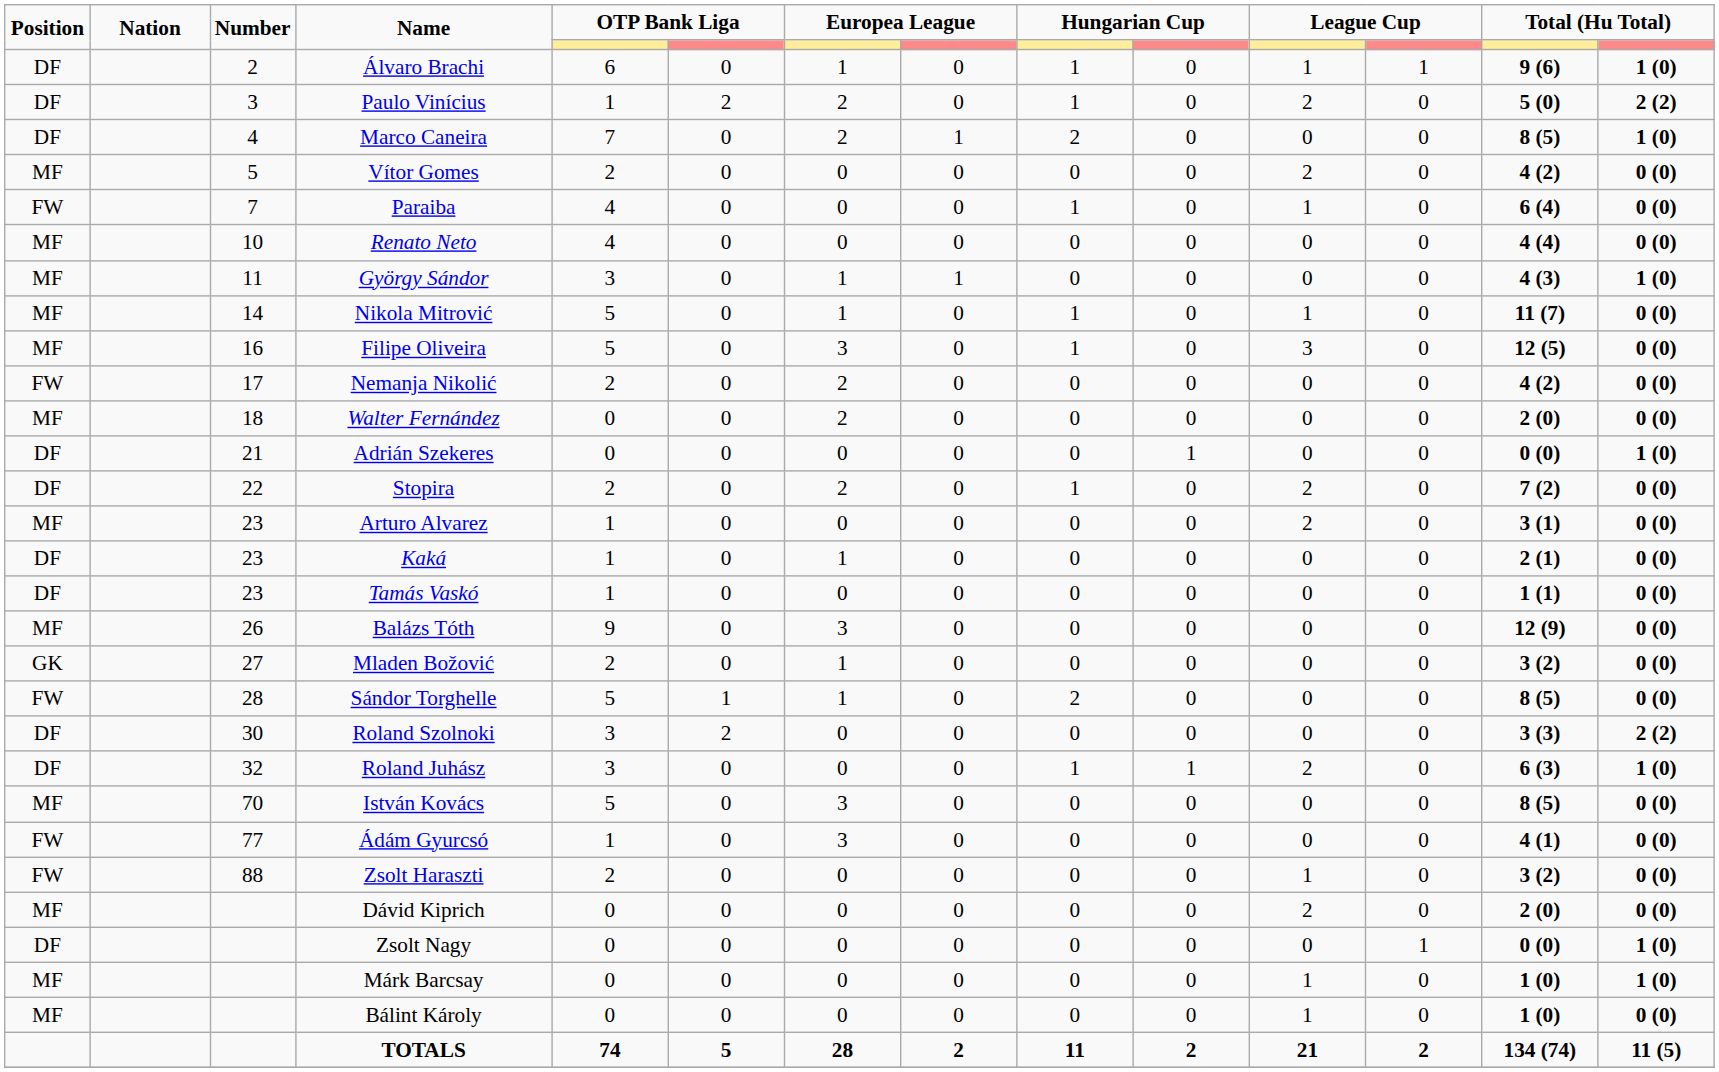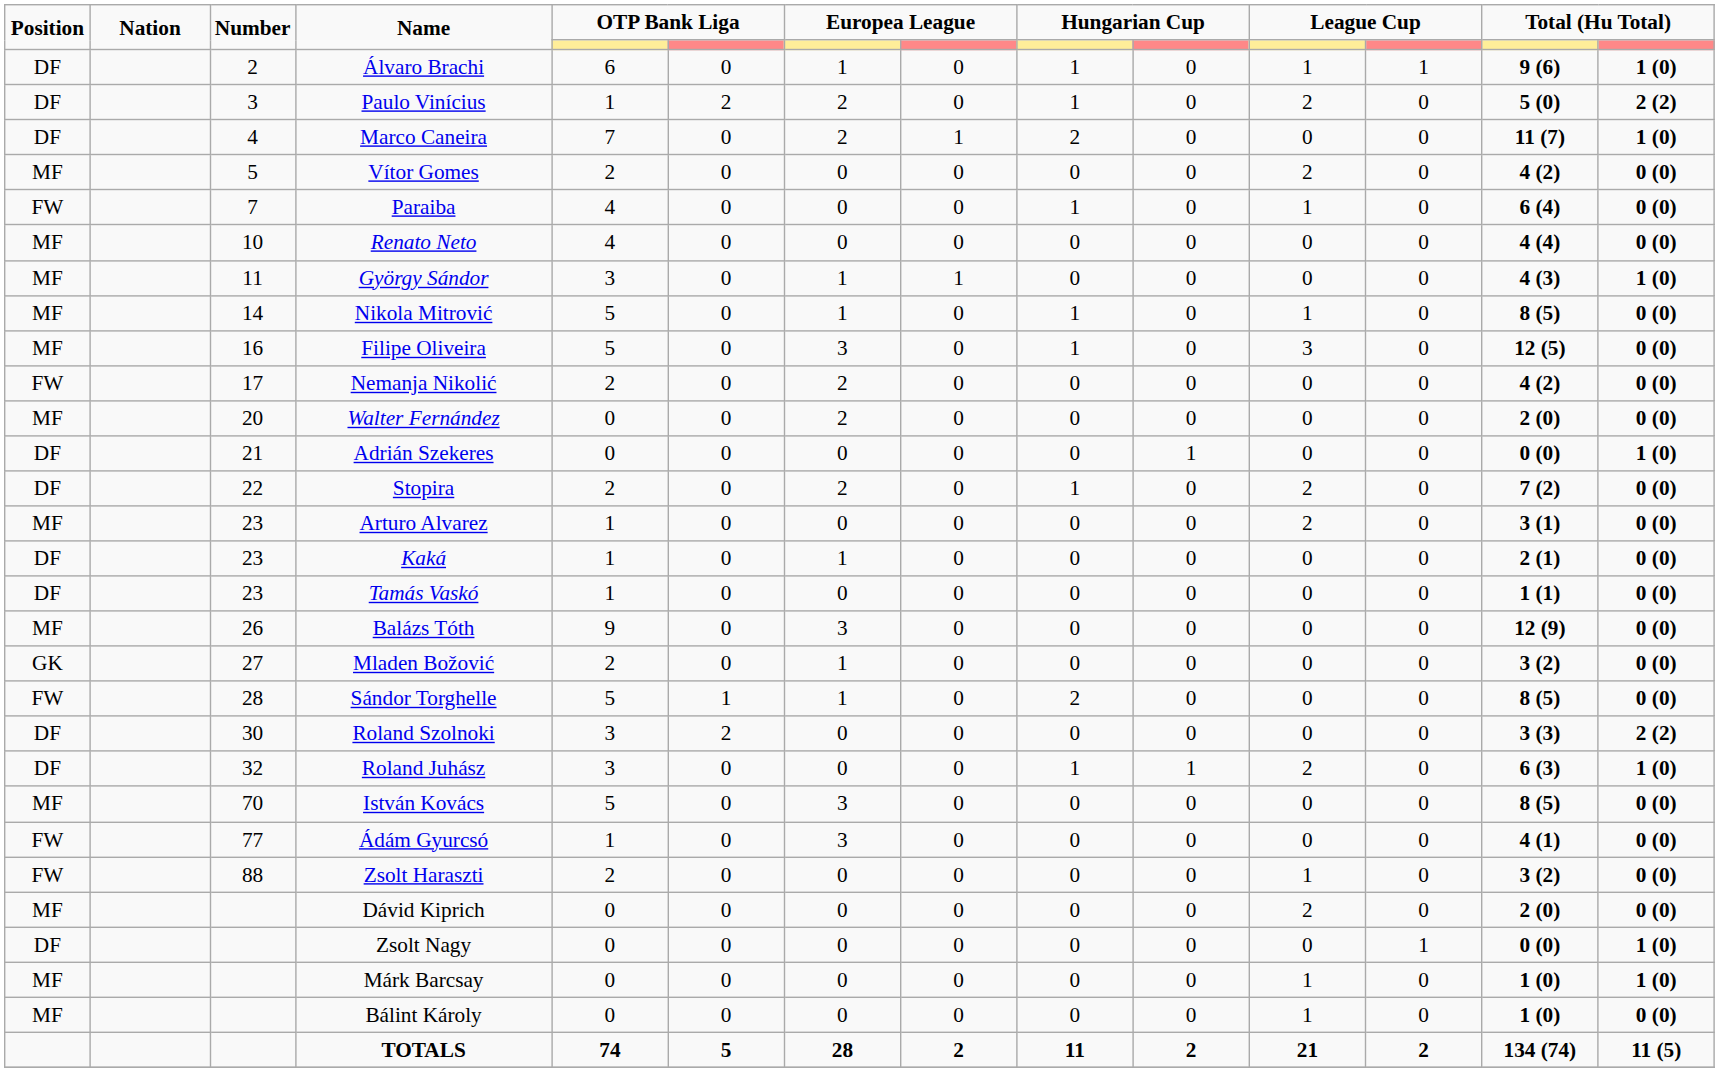(1540, 137) 8 (5) -> (1540, 137) 11 (7)
(1540, 312) 11 (7) -> (1540, 312) 8 (5)
(253, 418) 18 -> (253, 418) 20
